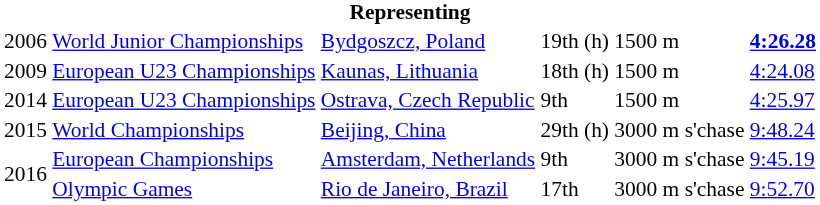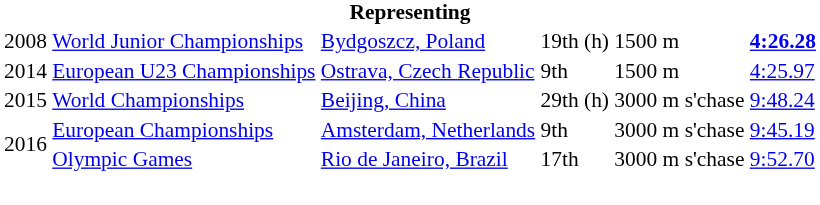(25, 41) 2006 -> (25, 41) 2008
- row: (399, 70)
